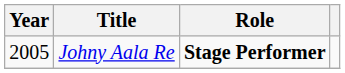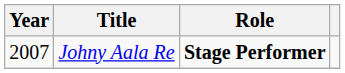(29, 52) 2005 -> (29, 52) 2007
